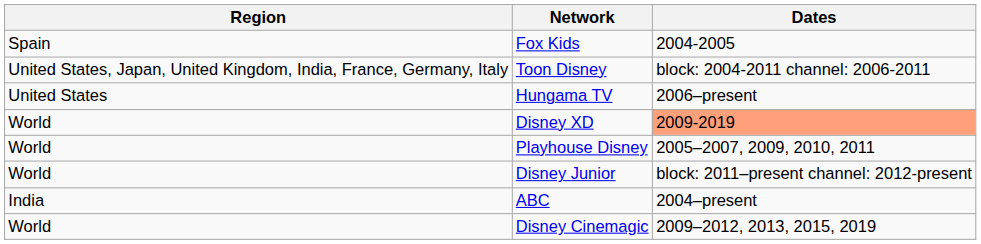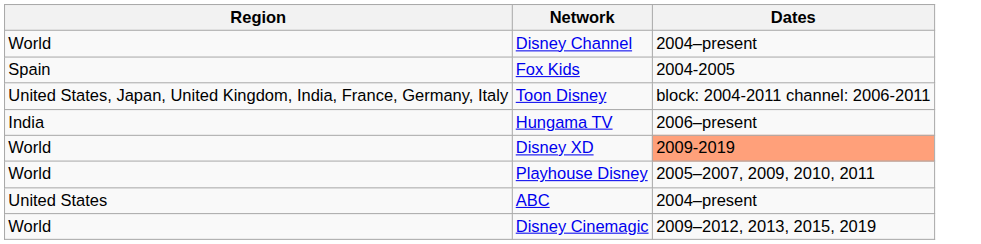+ row: (574, 43)
(58, 95) United States -> (26, 122) India
- row: (566, 174)
(26, 200) India -> (58, 200) United States
